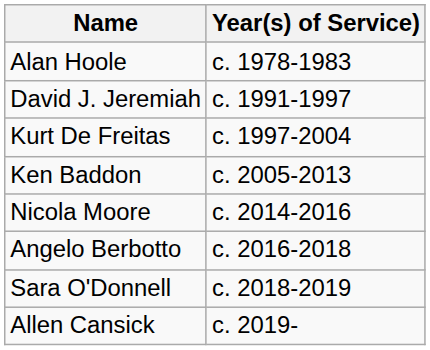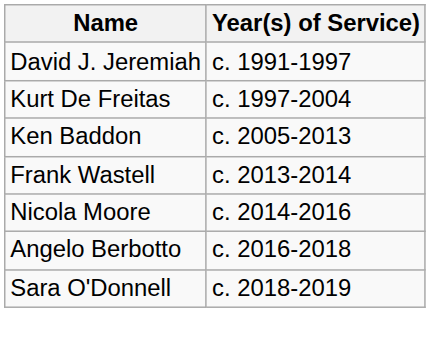- row: (69, 61)
+ row: (83, 174)
- row: (82, 325)
